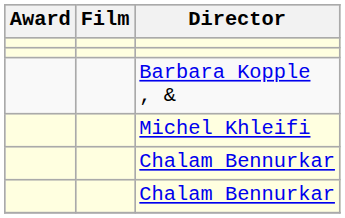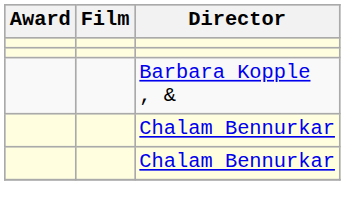- row: (40, 130)
